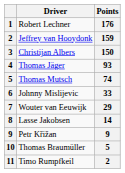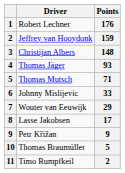(107, 51) 150 -> (107, 51) 148
(107, 79) 74 -> (107, 79) 71
(107, 120) 14 -> (107, 120) 17
